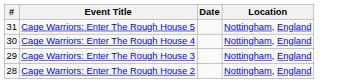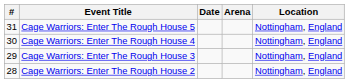+ column: (237, 12)
